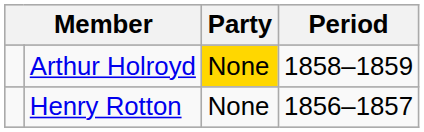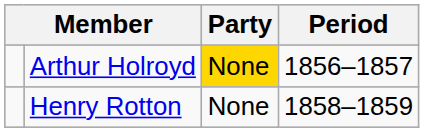(349, 65) 1858–1859 -> (349, 65) 1856–1857
(349, 106) 1856–1857 -> (349, 106) 1858–1859
